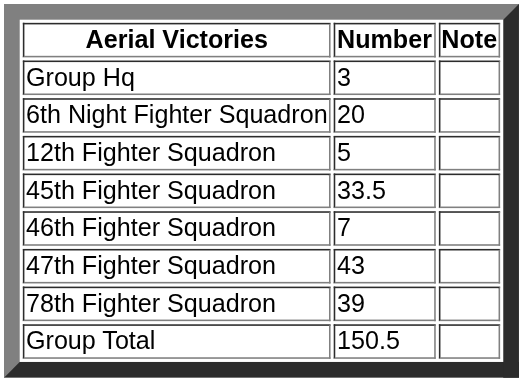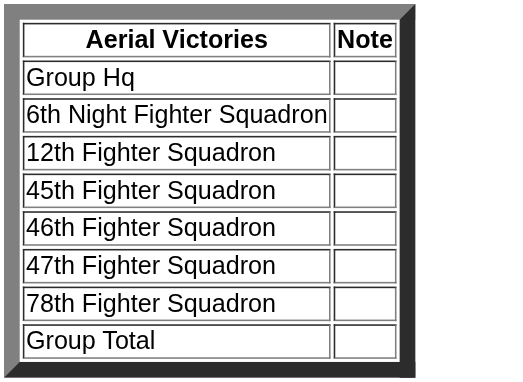- column: (384, 39)
